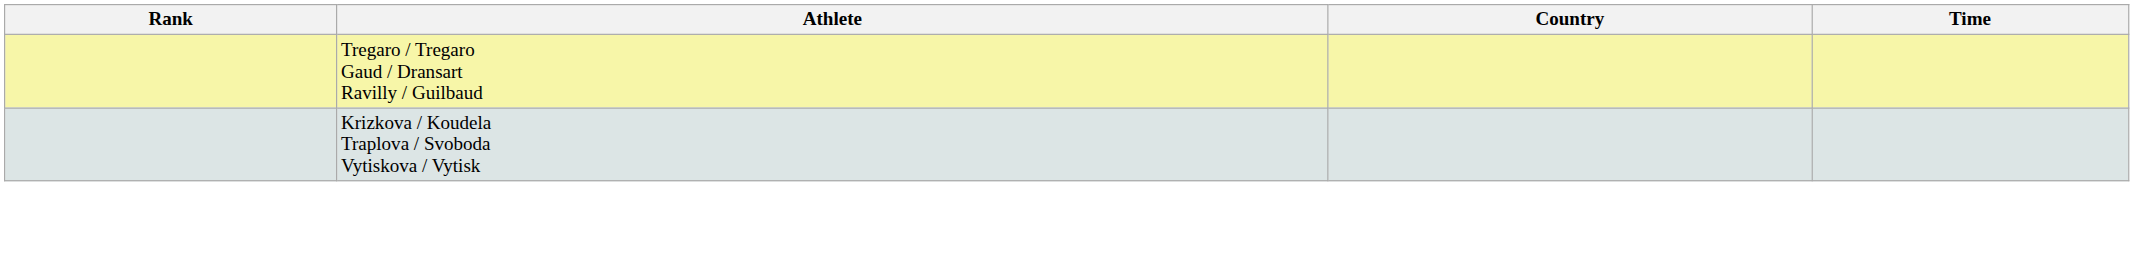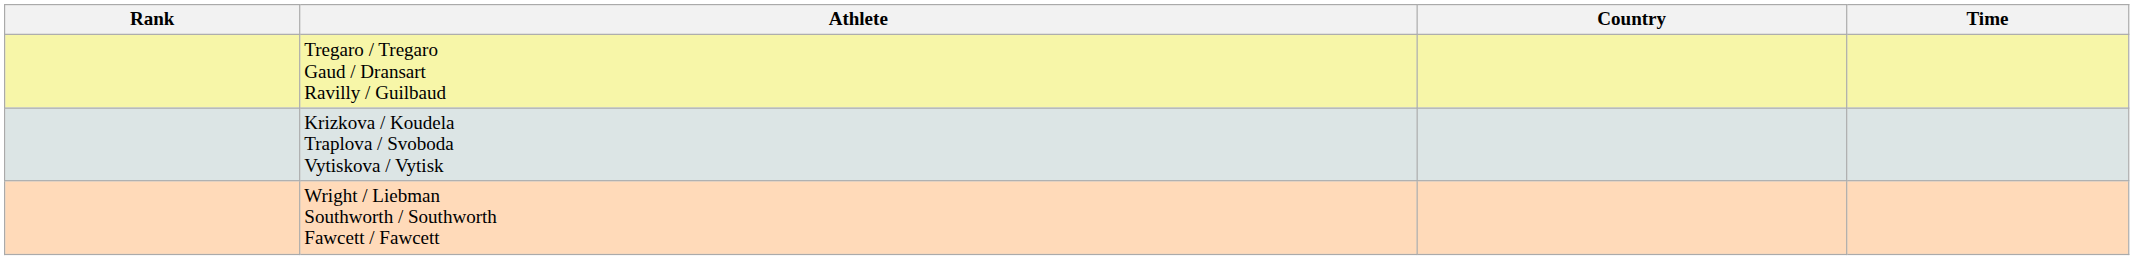+ row: (401, 217)
